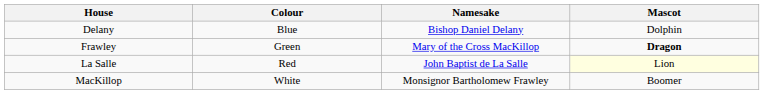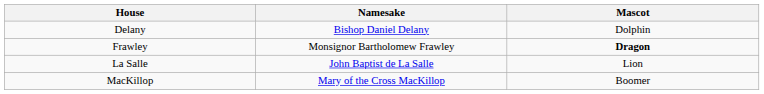- column: (287, 13)
(476, 47) Mary of the Cross MacKillop -> (381, 47) Monsignor Bartholomew Frawley
(664, 64) lightyellow background -> (633, 64) no background
(476, 81) Monsignor Bartholomew Frawley -> (381, 81) Mary of the Cross MacKillop
